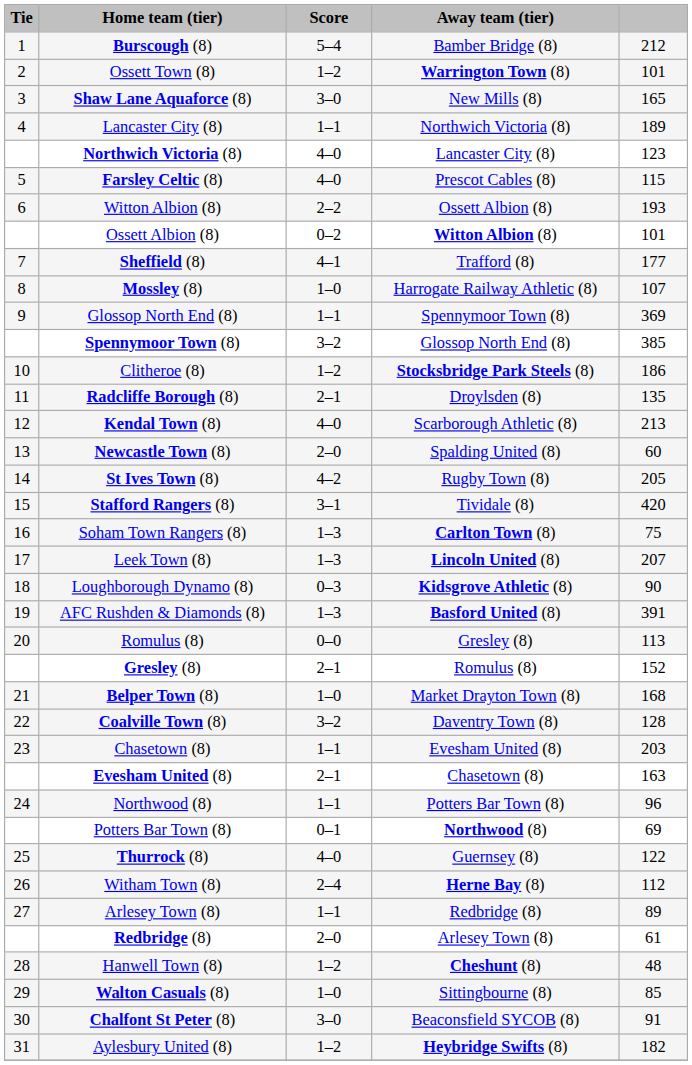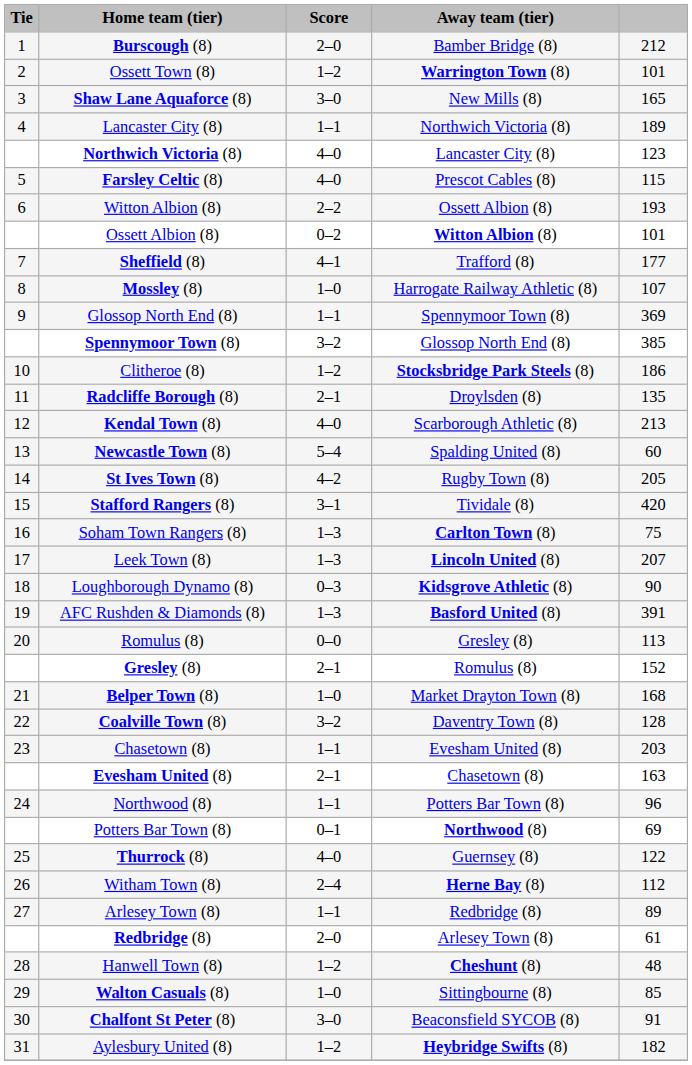(329, 45) 5–4 -> (329, 45) 2–0
(329, 451) 2–0 -> (329, 451) 5–4
